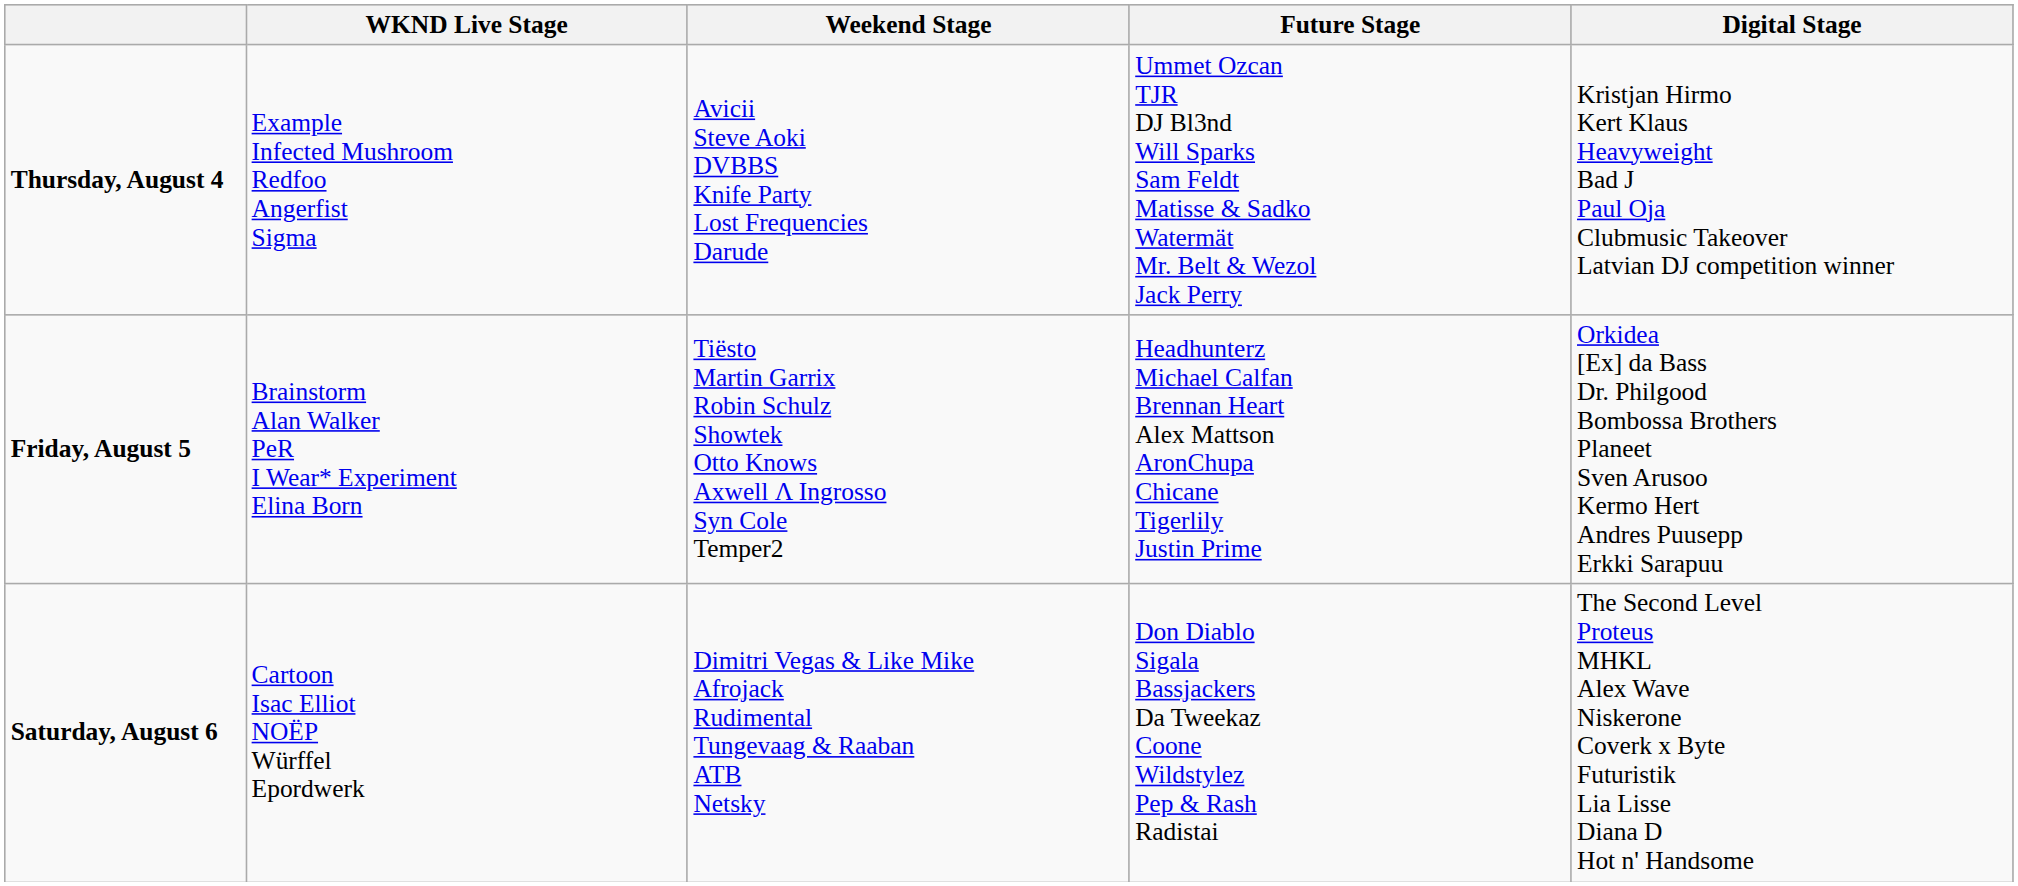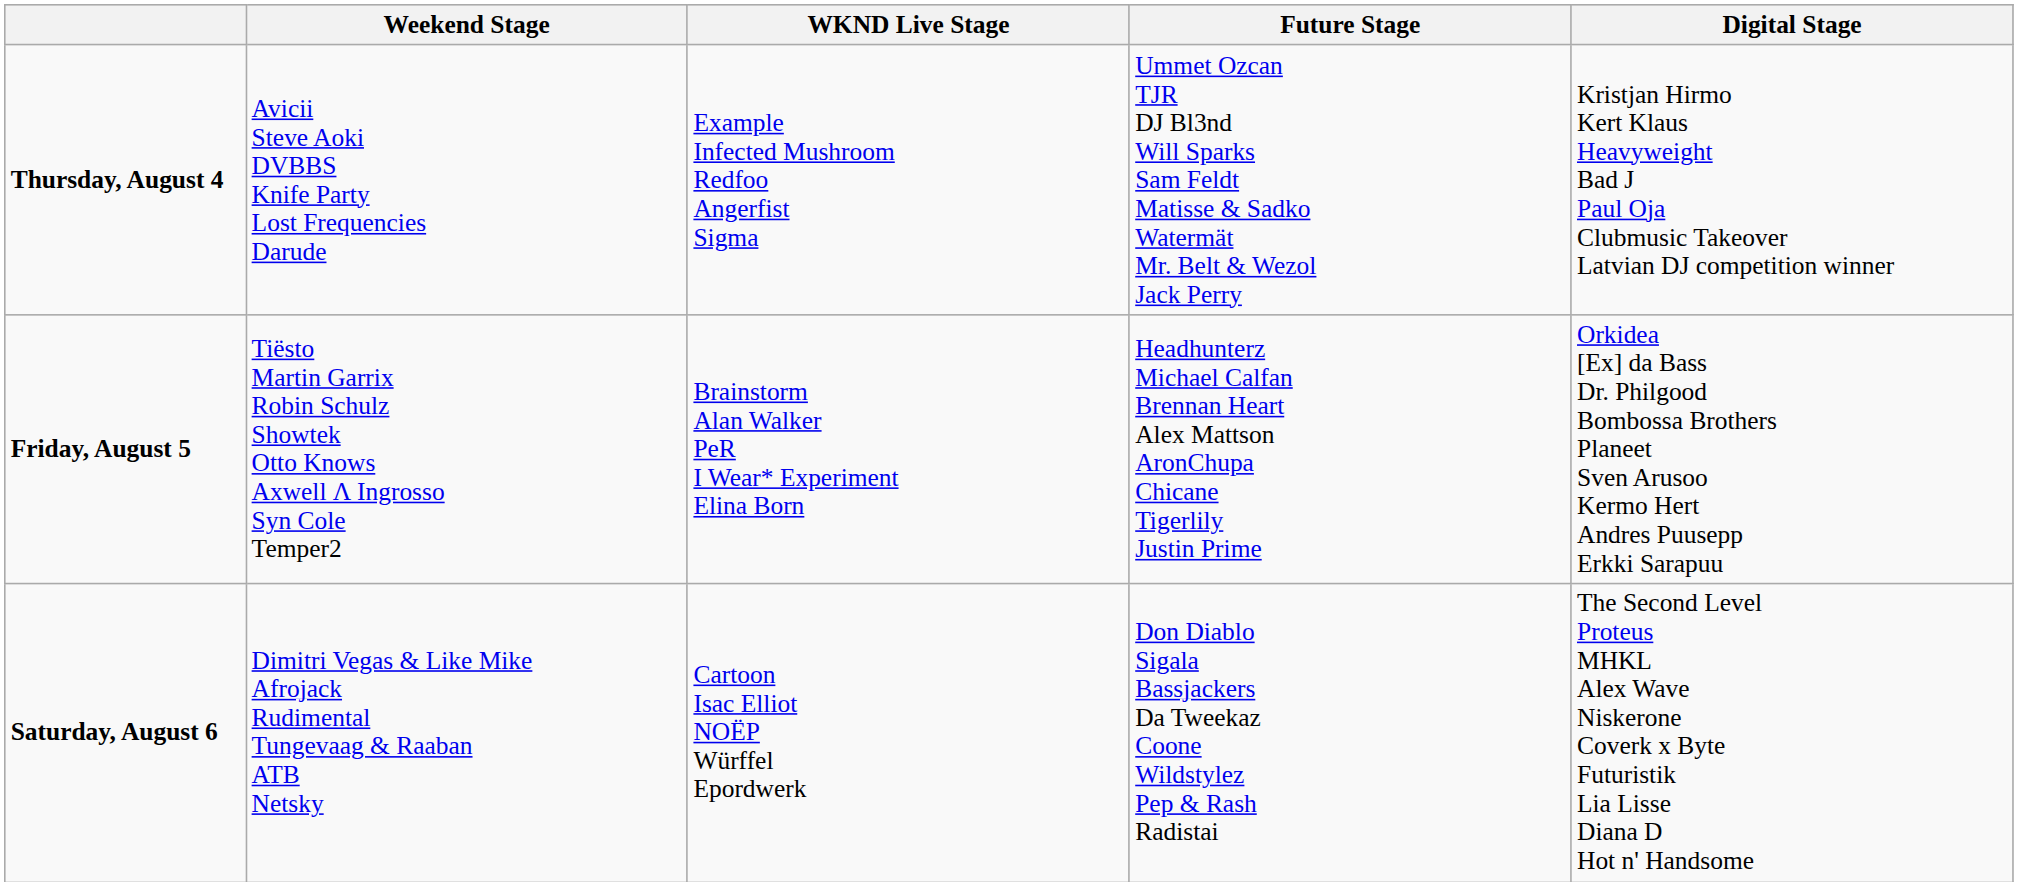columns swapped: (908, 24) <-> (467, 24)
